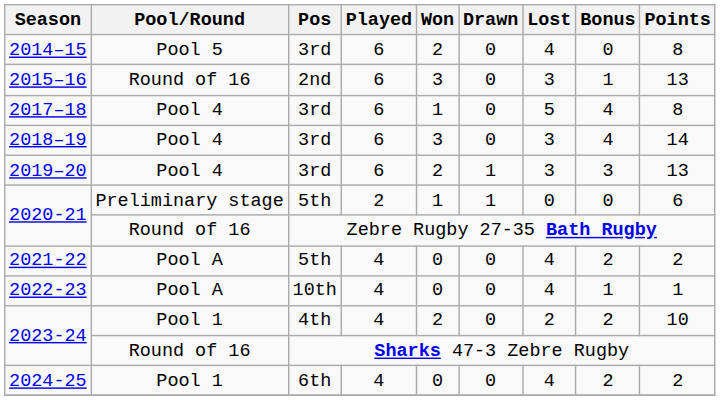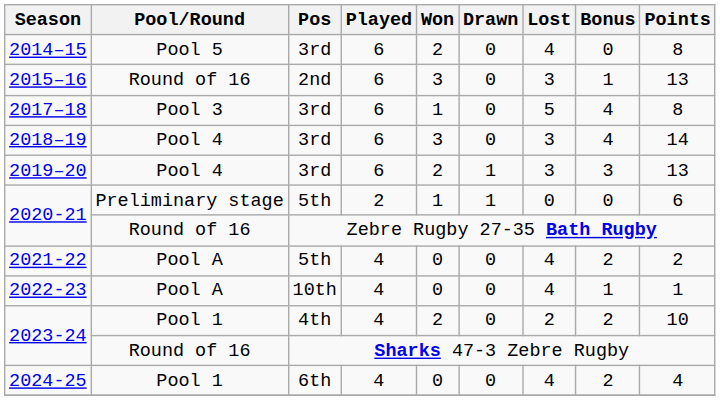(190, 110) Pool 4 -> (190, 110) Pool 3
(678, 381) 2 -> (678, 381) 4
